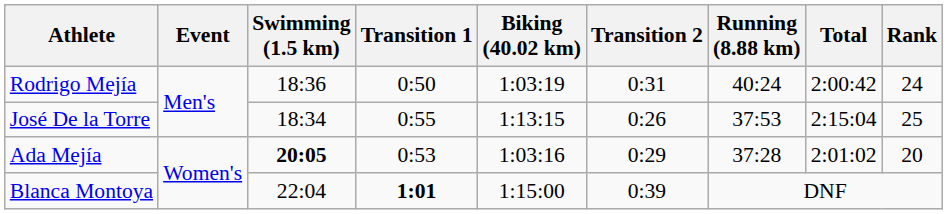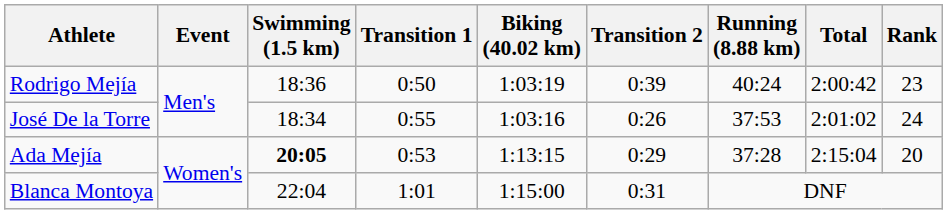(647, 83) 0:31 -> (647, 83) 0:39
(912, 83) 24 -> (912, 83) 23
(532, 119) 1:13:15 -> (532, 119) 1:03:16
(844, 119) 2:15:04 -> (844, 119) 2:01:02
(912, 119) 25 -> (912, 119) 24
(532, 155) 1:03:16 -> (532, 155) 1:13:15
(844, 155) 2:01:02 -> (844, 155) 2:15:04
(417, 190) bold -> (417, 190) normal
(647, 190) 0:39 -> (647, 190) 0:31
